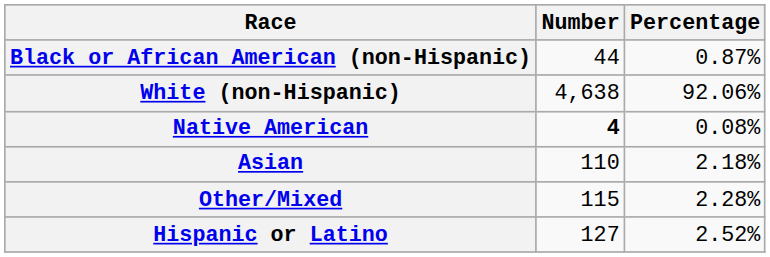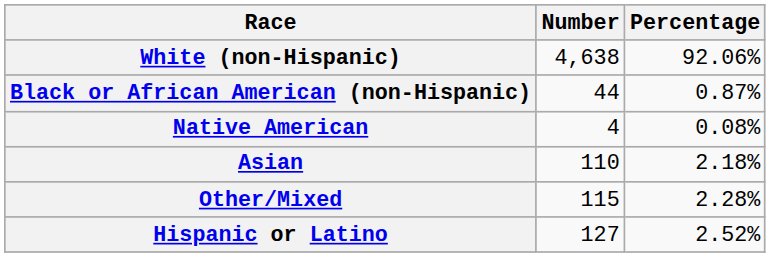rows swapped: (271, 93) <-> (271, 58)
(613, 129) bold -> (613, 129) normal
